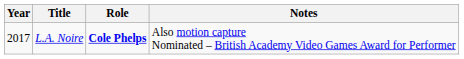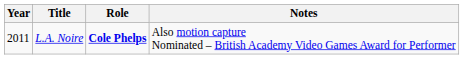(19, 38) 2017 -> (18, 38) 2011
